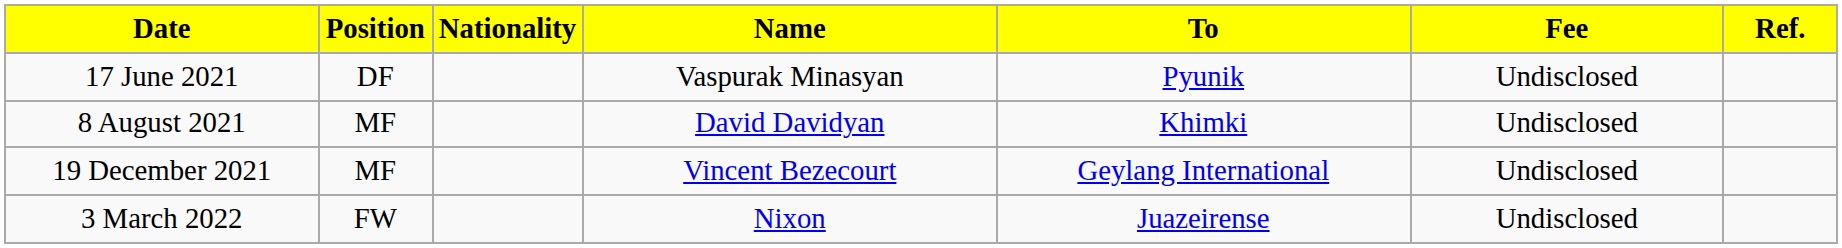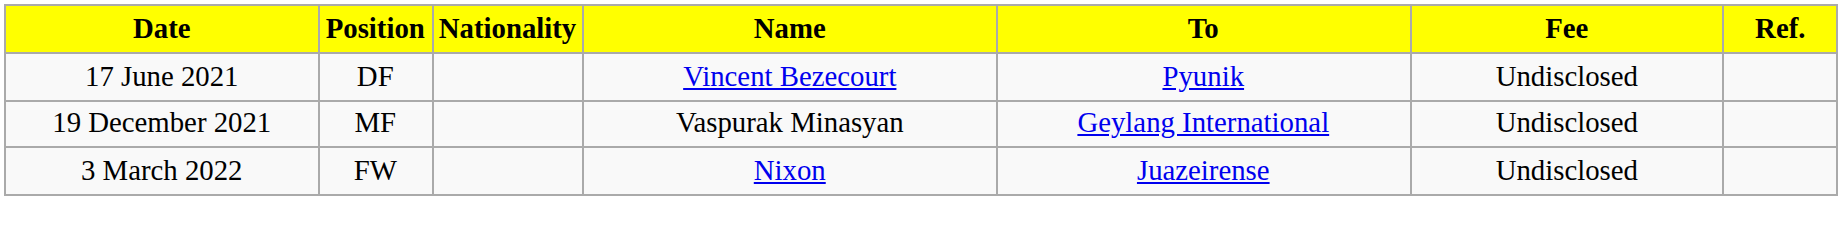(790, 76) Vaspurak Minasyan -> (790, 76) Vincent Bezecourt
- row: (162, 123)
(790, 171) Vincent Bezecourt -> (790, 123) Vaspurak Minasyan
